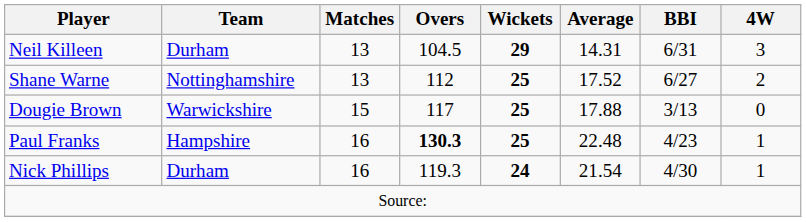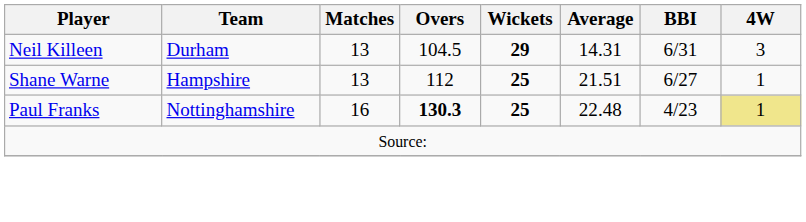(230, 79) Nottinghamshire -> (208, 79) Hampshire
(600, 79) 17.52 -> (600, 79) 21.51
(761, 79) 2 -> (761, 79) 1
- row: (65, 110)
(208, 140) Hampshire -> (230, 110) Nottinghamshire
(761, 140) no background -> (761, 110) khaki background
- row: (59, 170)
